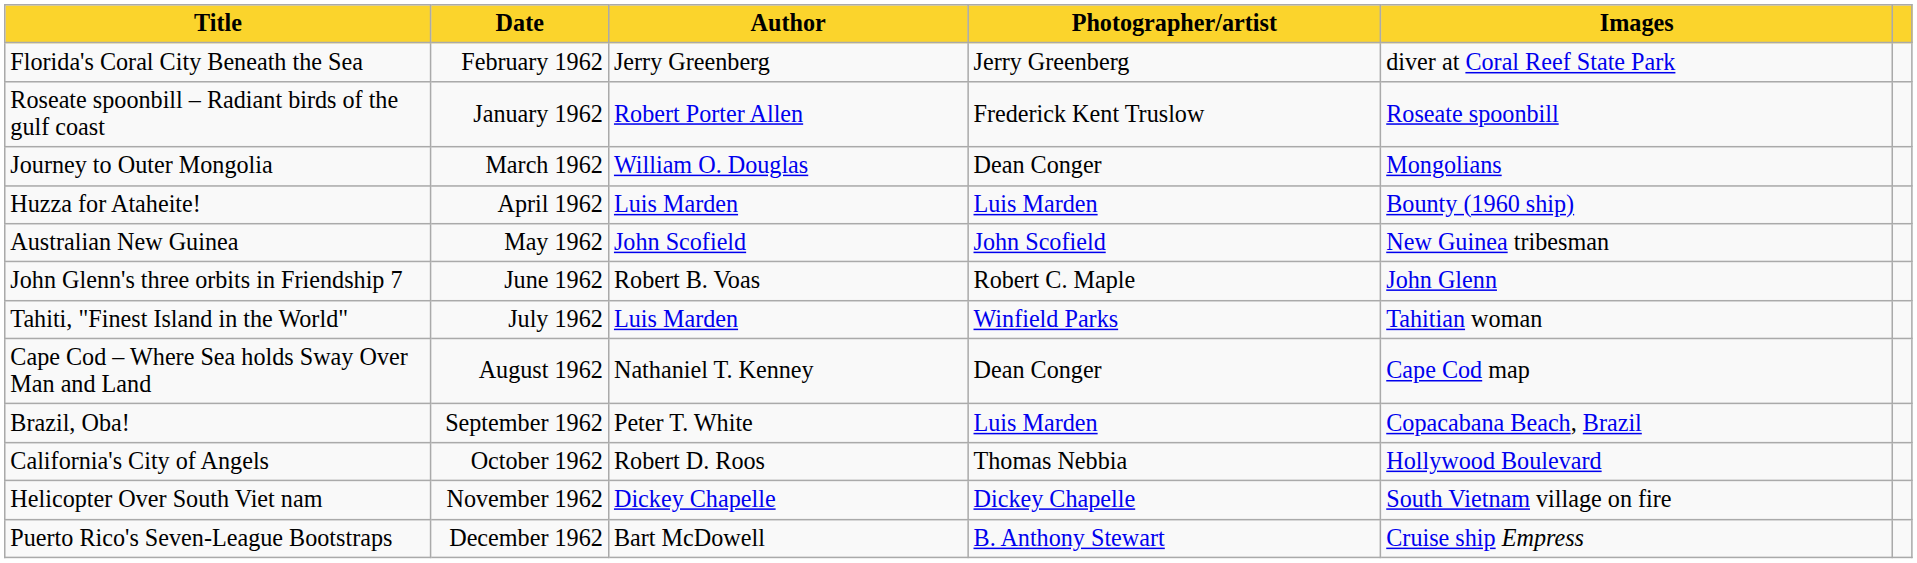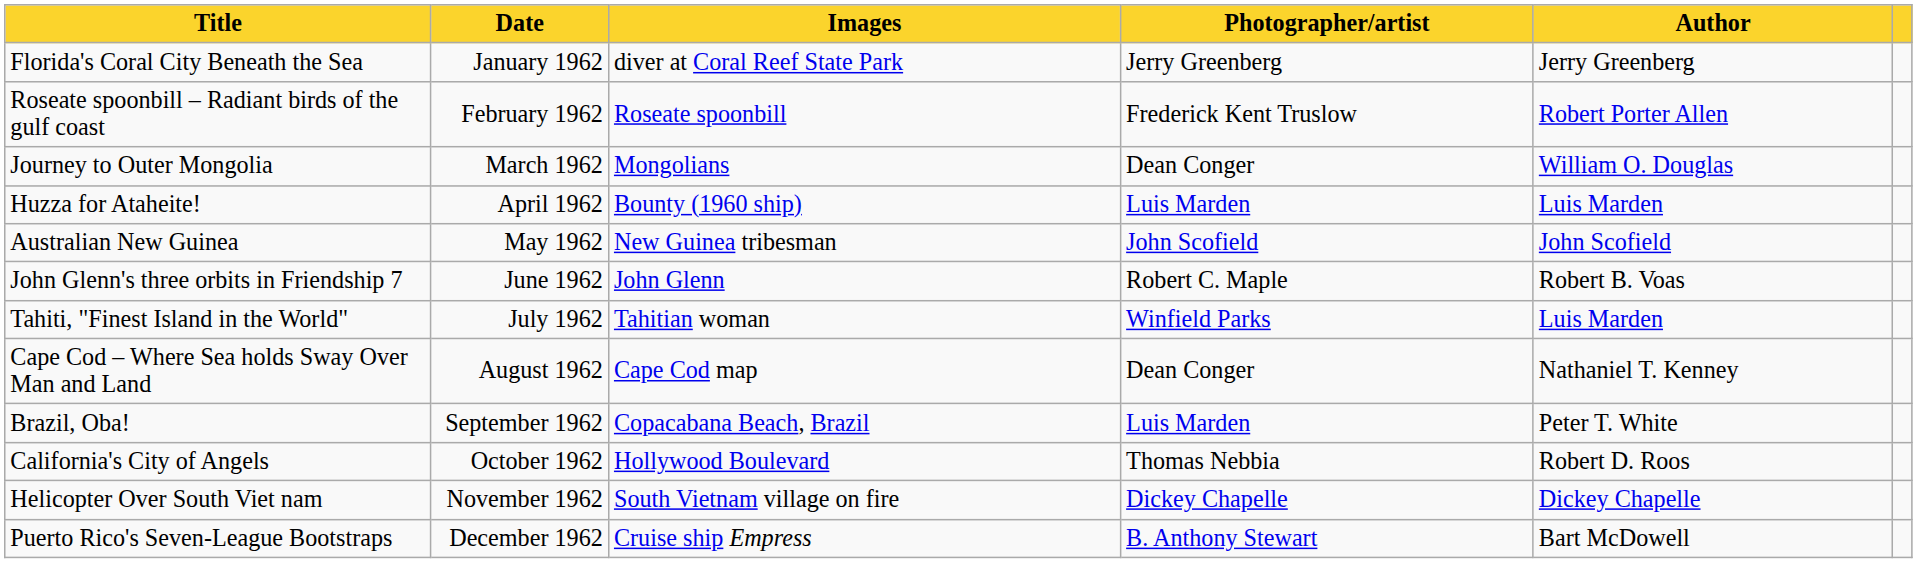columns swapped: (788, 23) <-> (1637, 23)
(532, 61) February 1962 -> (538, 61) January 1962
(538, 113) January 1962 -> (532, 113) February 1962
